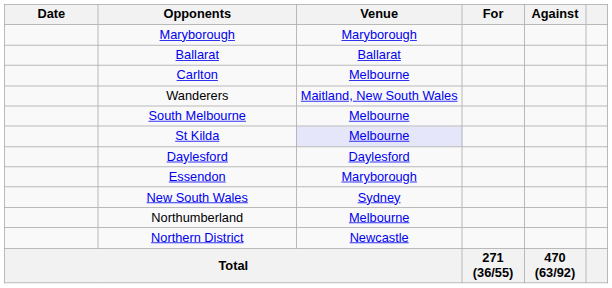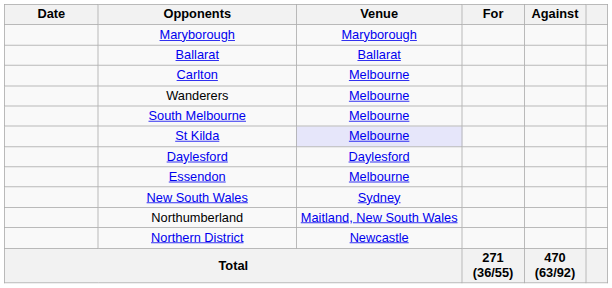(379, 95) Maitland, New South Wales -> (379, 95) Melbourne
(379, 177) Maryborough -> (379, 177) Melbourne
(379, 217) Melbourne -> (379, 217) Maitland, New South Wales
